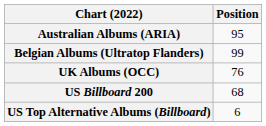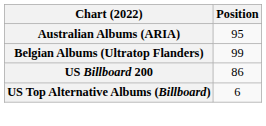- row: (109, 72)
(237, 92) 68 -> (237, 72) 86
